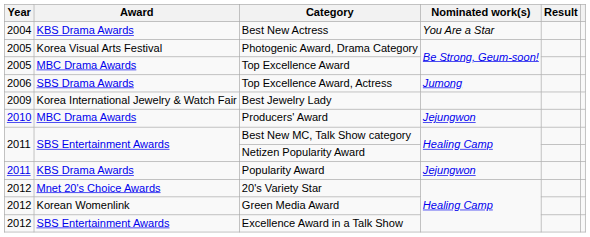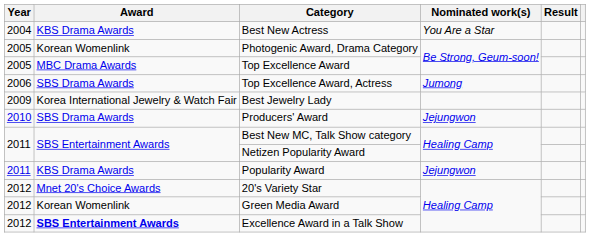(99, 48) Korea Visual Arts Festival -> (83, 48) Korean Womenlink
(86, 118) MBC Drama Awards -> (85, 118) SBS Drama Awards
(103, 223) normal -> (108, 223) bold
